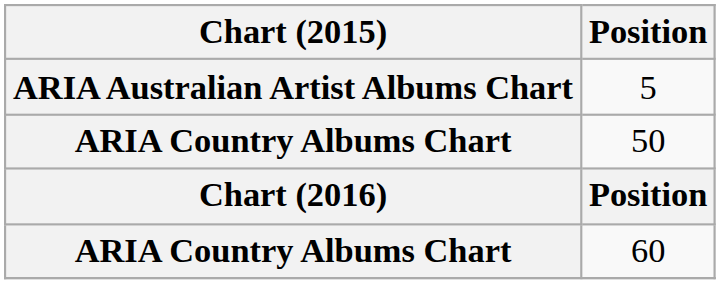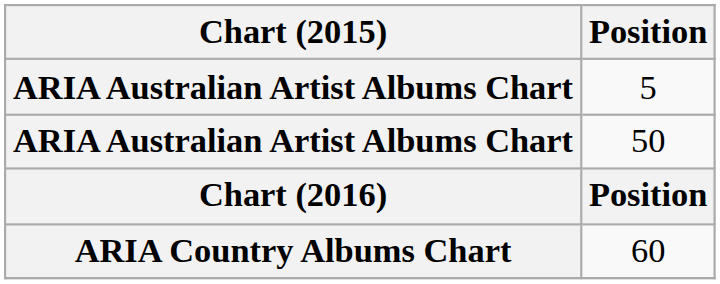(293, 140) ARIA Country Albums Chart -> (293, 140) ARIA Australian Artist Albums Chart
